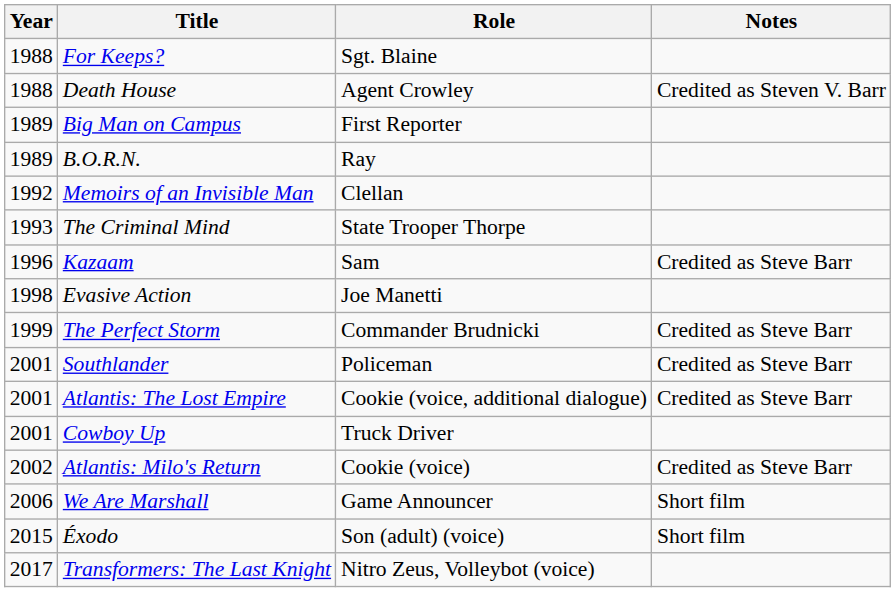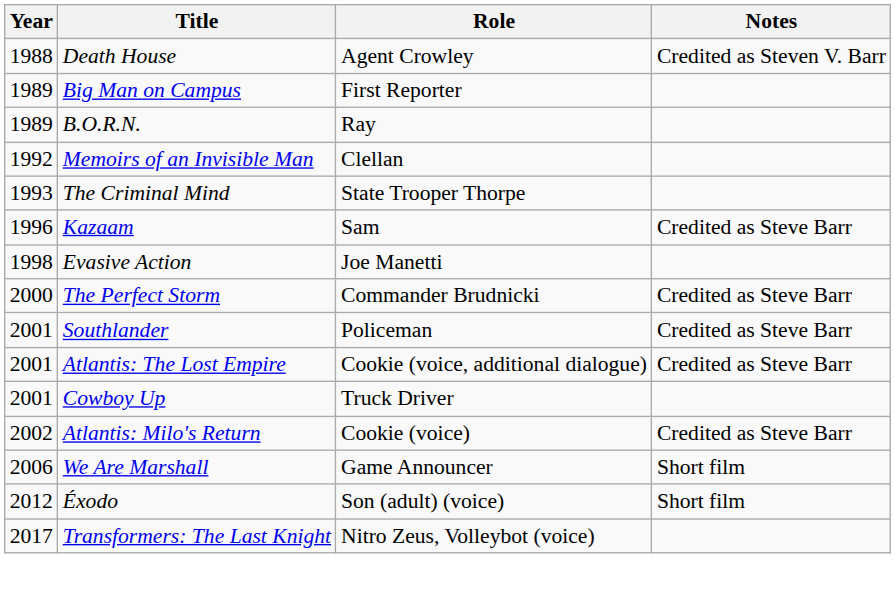- row: (114, 55)
(31, 329) 1999 -> (31, 295) 2000
(31, 535) 2015 -> (31, 501) 2012
